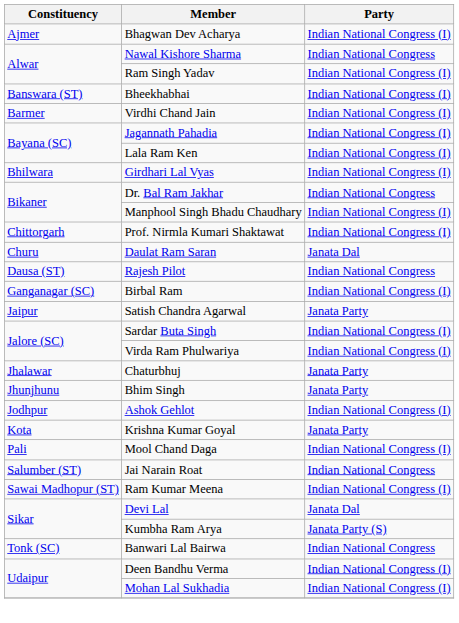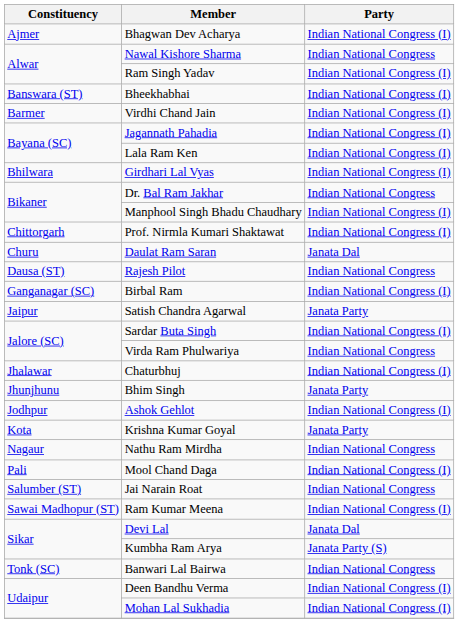(379, 350) Indian National Congress (I) -> (371, 350) Indian National Congress
(338, 370) Janata Party -> (379, 370) Indian National Congress (I)
+ row: (173, 449)
